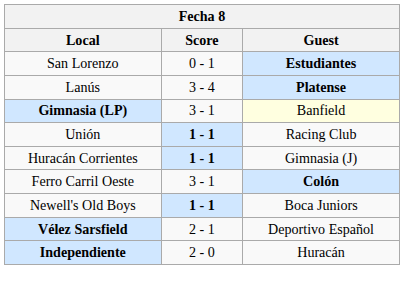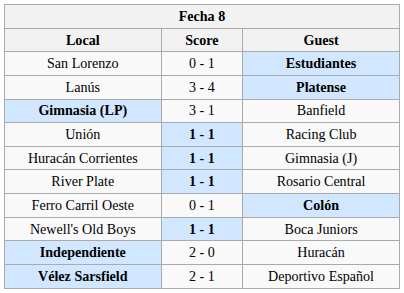(321, 110) lightyellow background -> (321, 110) no background
+ row: (83, 181)
(202, 181) 3 - 1 -> (202, 205) 0 - 1
rows swapped: (83, 229) <-> (83, 252)
